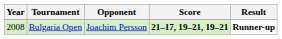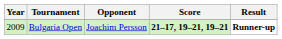(16, 27) 2008 -> (16, 27) 2009
